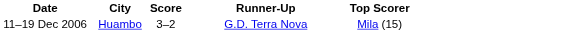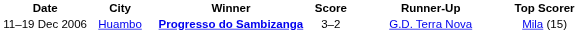+ column: (231, 8)
